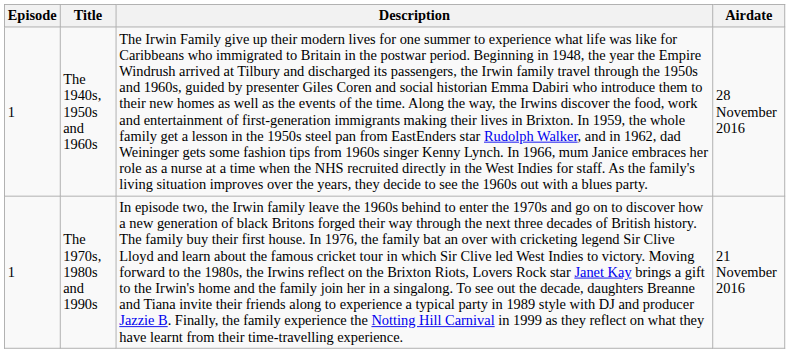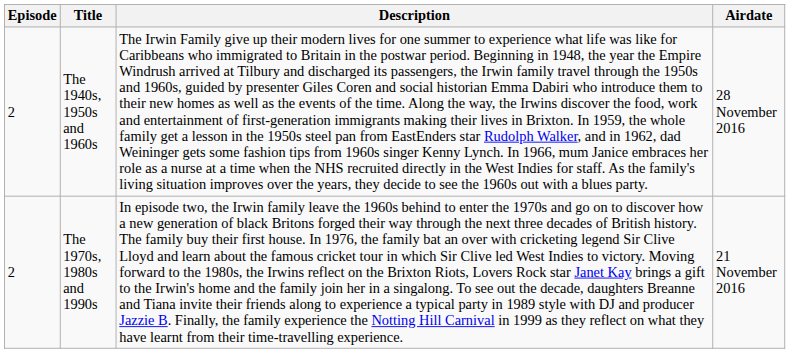(11, 111) 1 -> (11, 111) 2
(11, 272) 1 -> (11, 272) 2
